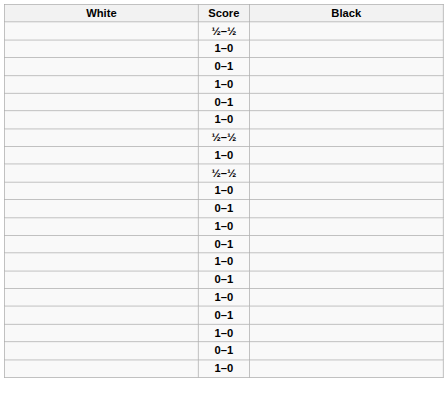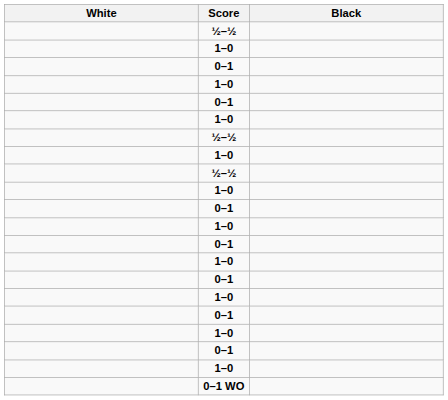+ row: (101, 386)
